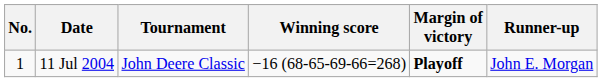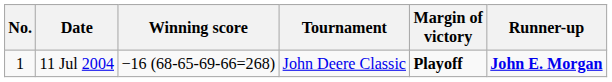columns swapped: (183, 27) <-> (329, 27)
(542, 63) normal -> (546, 63) bold
